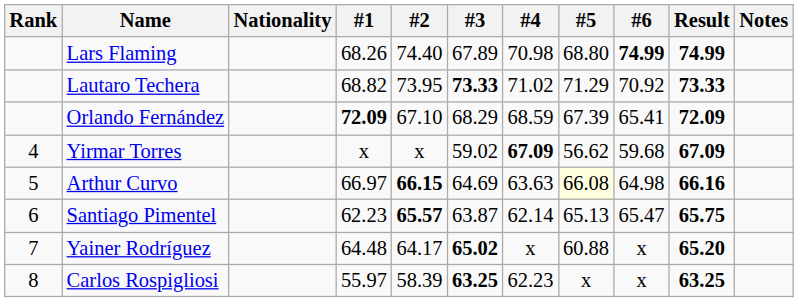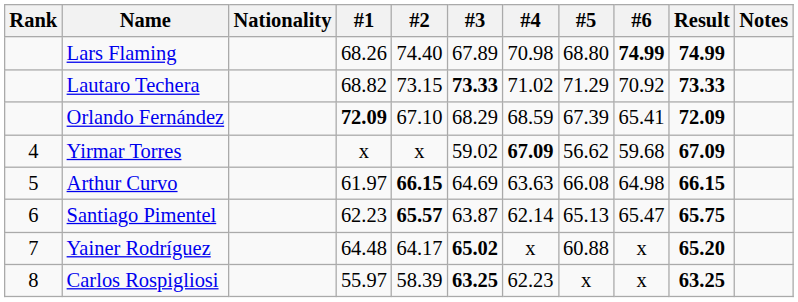(419, 85) 73.95 -> (419, 85) 73.15
(364, 183) 66.97 -> (364, 183) 61.97
(586, 183) lightyellow background -> (586, 183) no background
(702, 183) 66.16 -> (702, 183) 66.15
